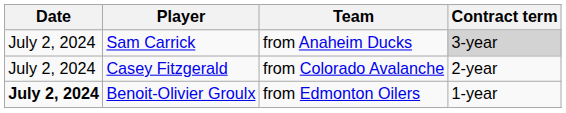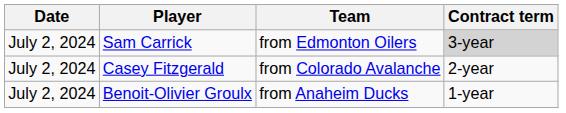(337, 42) from Anaheim Ducks -> (338, 42) from Edmonton Oilers
(54, 94) bold -> (52, 94) normal
(342, 94) from Edmonton Oilers -> (334, 94) from Anaheim Ducks
